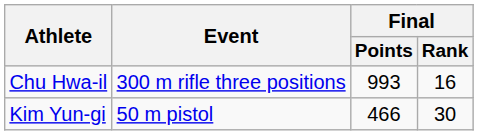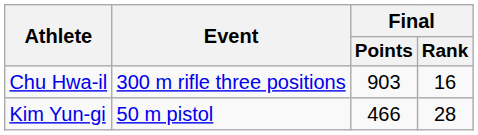(384, 82) 993 -> (384, 82) 903
(445, 114) 30 -> (445, 114) 28
